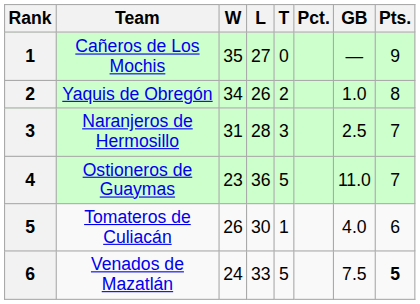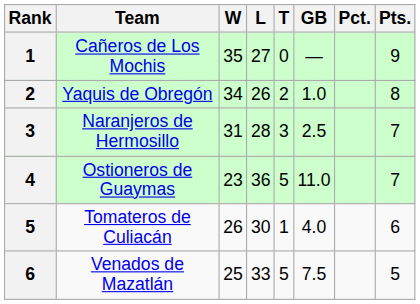columns swapped: (314, 18) <-> (354, 18)
(233, 275) 24 -> (233, 275) 25
(395, 275) bold -> (395, 275) normal
